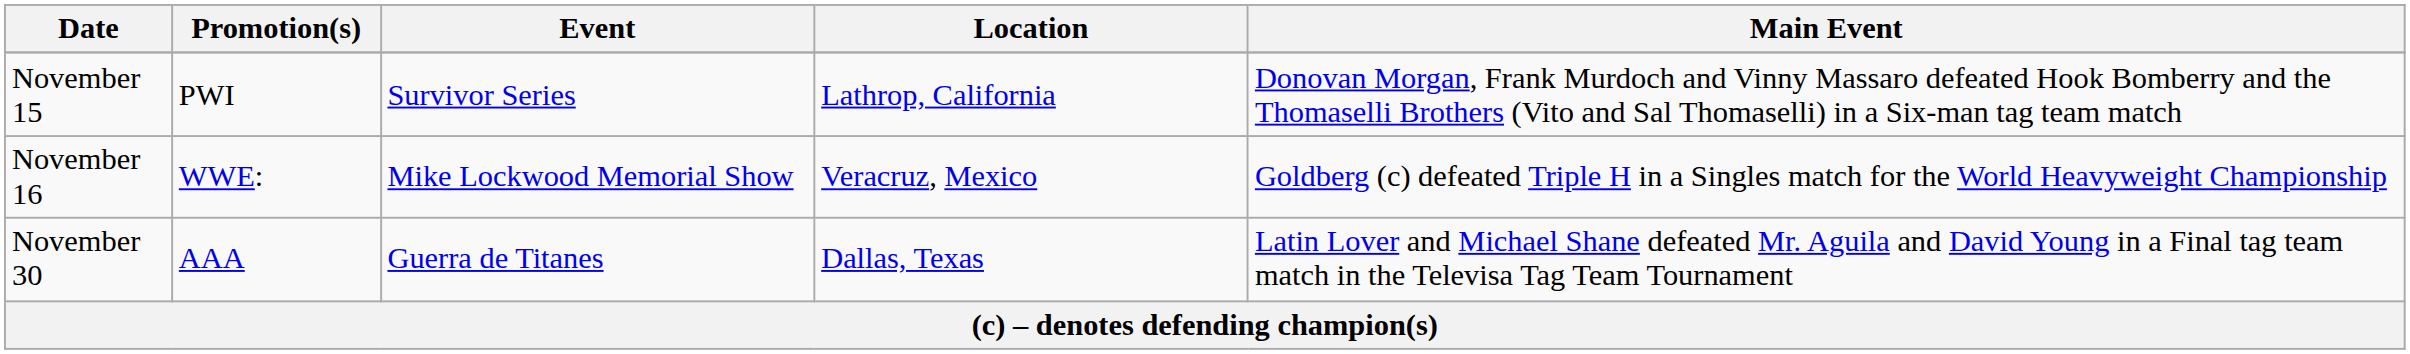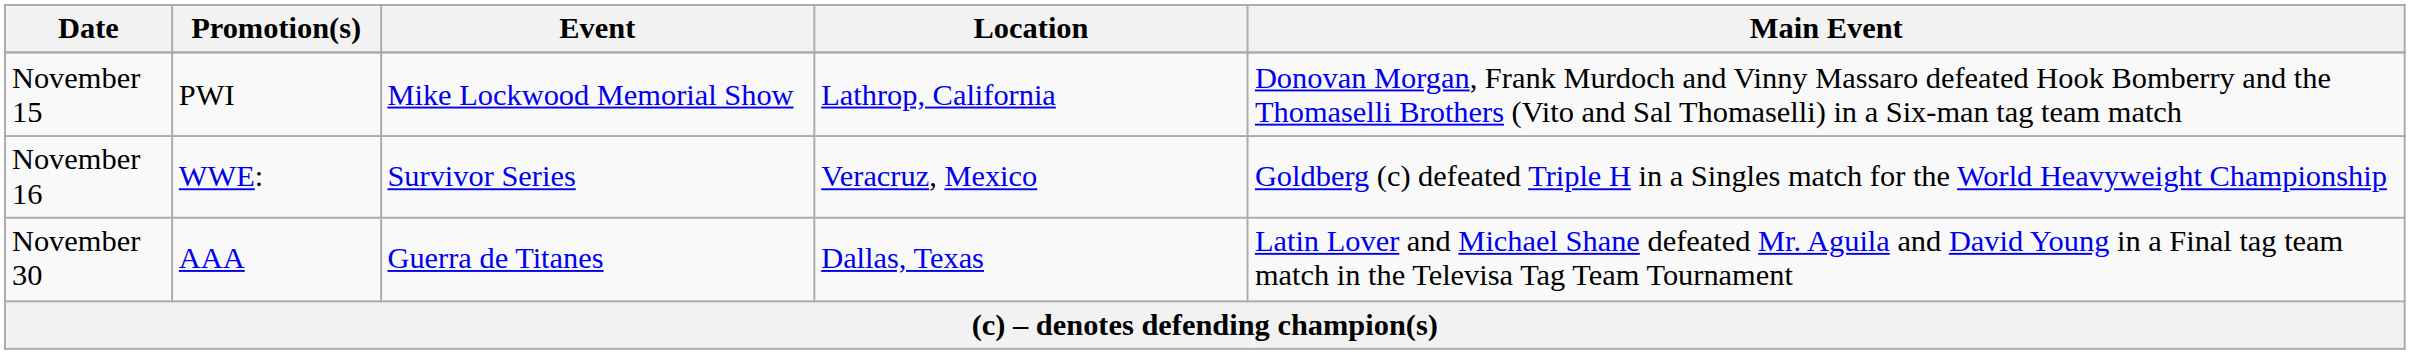(482, 93) Survivor Series -> (591, 93) Mike Lockwood Memorial Show
(591, 176) Mike Lockwood Memorial Show -> (482, 176) Survivor Series
